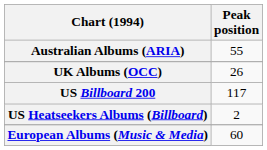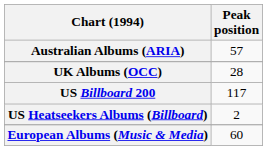(237, 51) 55 -> (237, 51) 57
(237, 72) 26 -> (237, 72) 28
